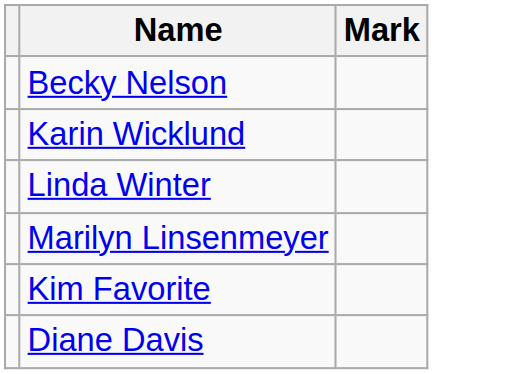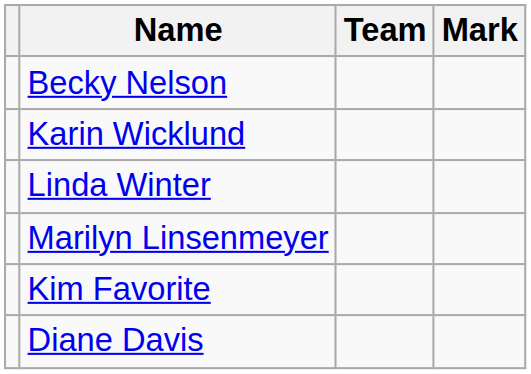+ column: (385, 30)
